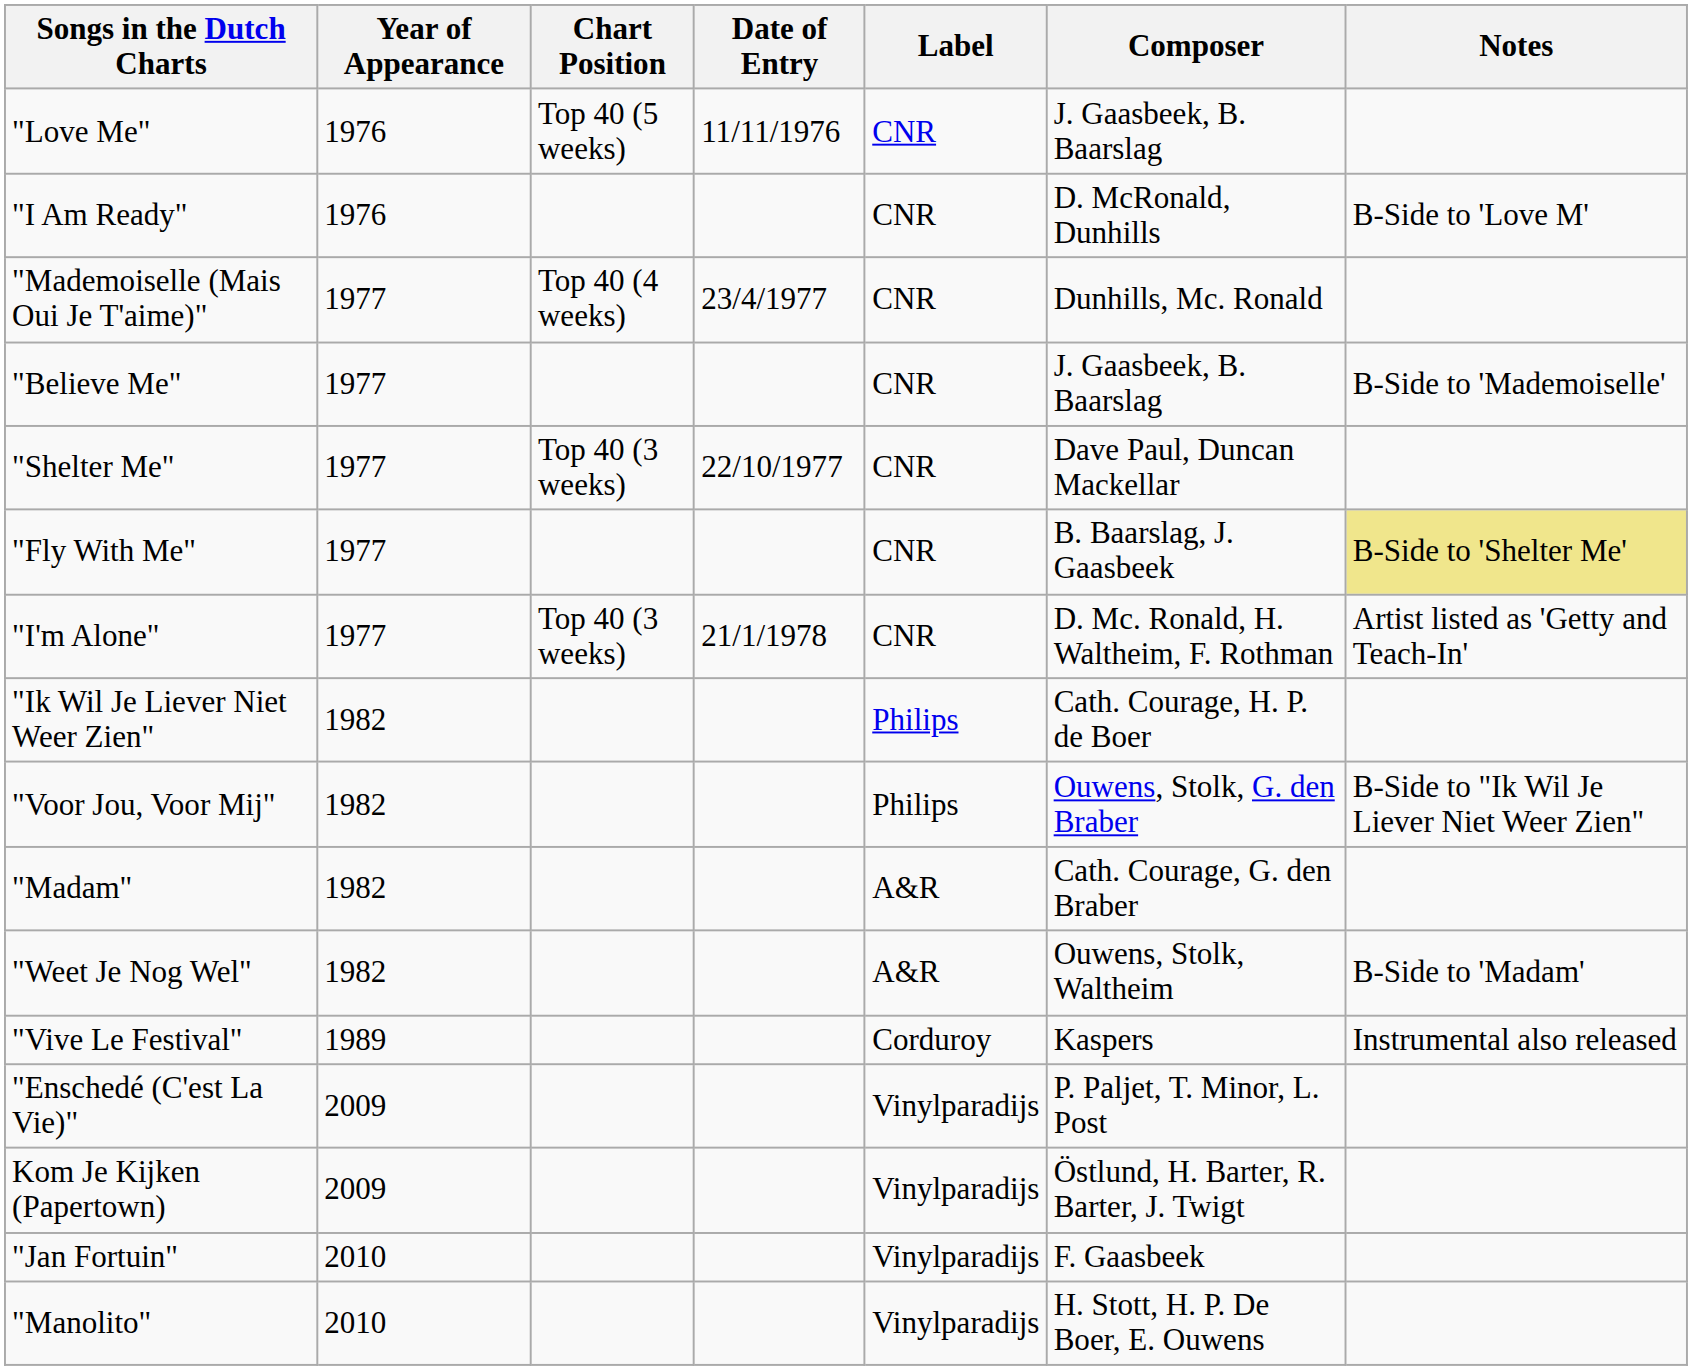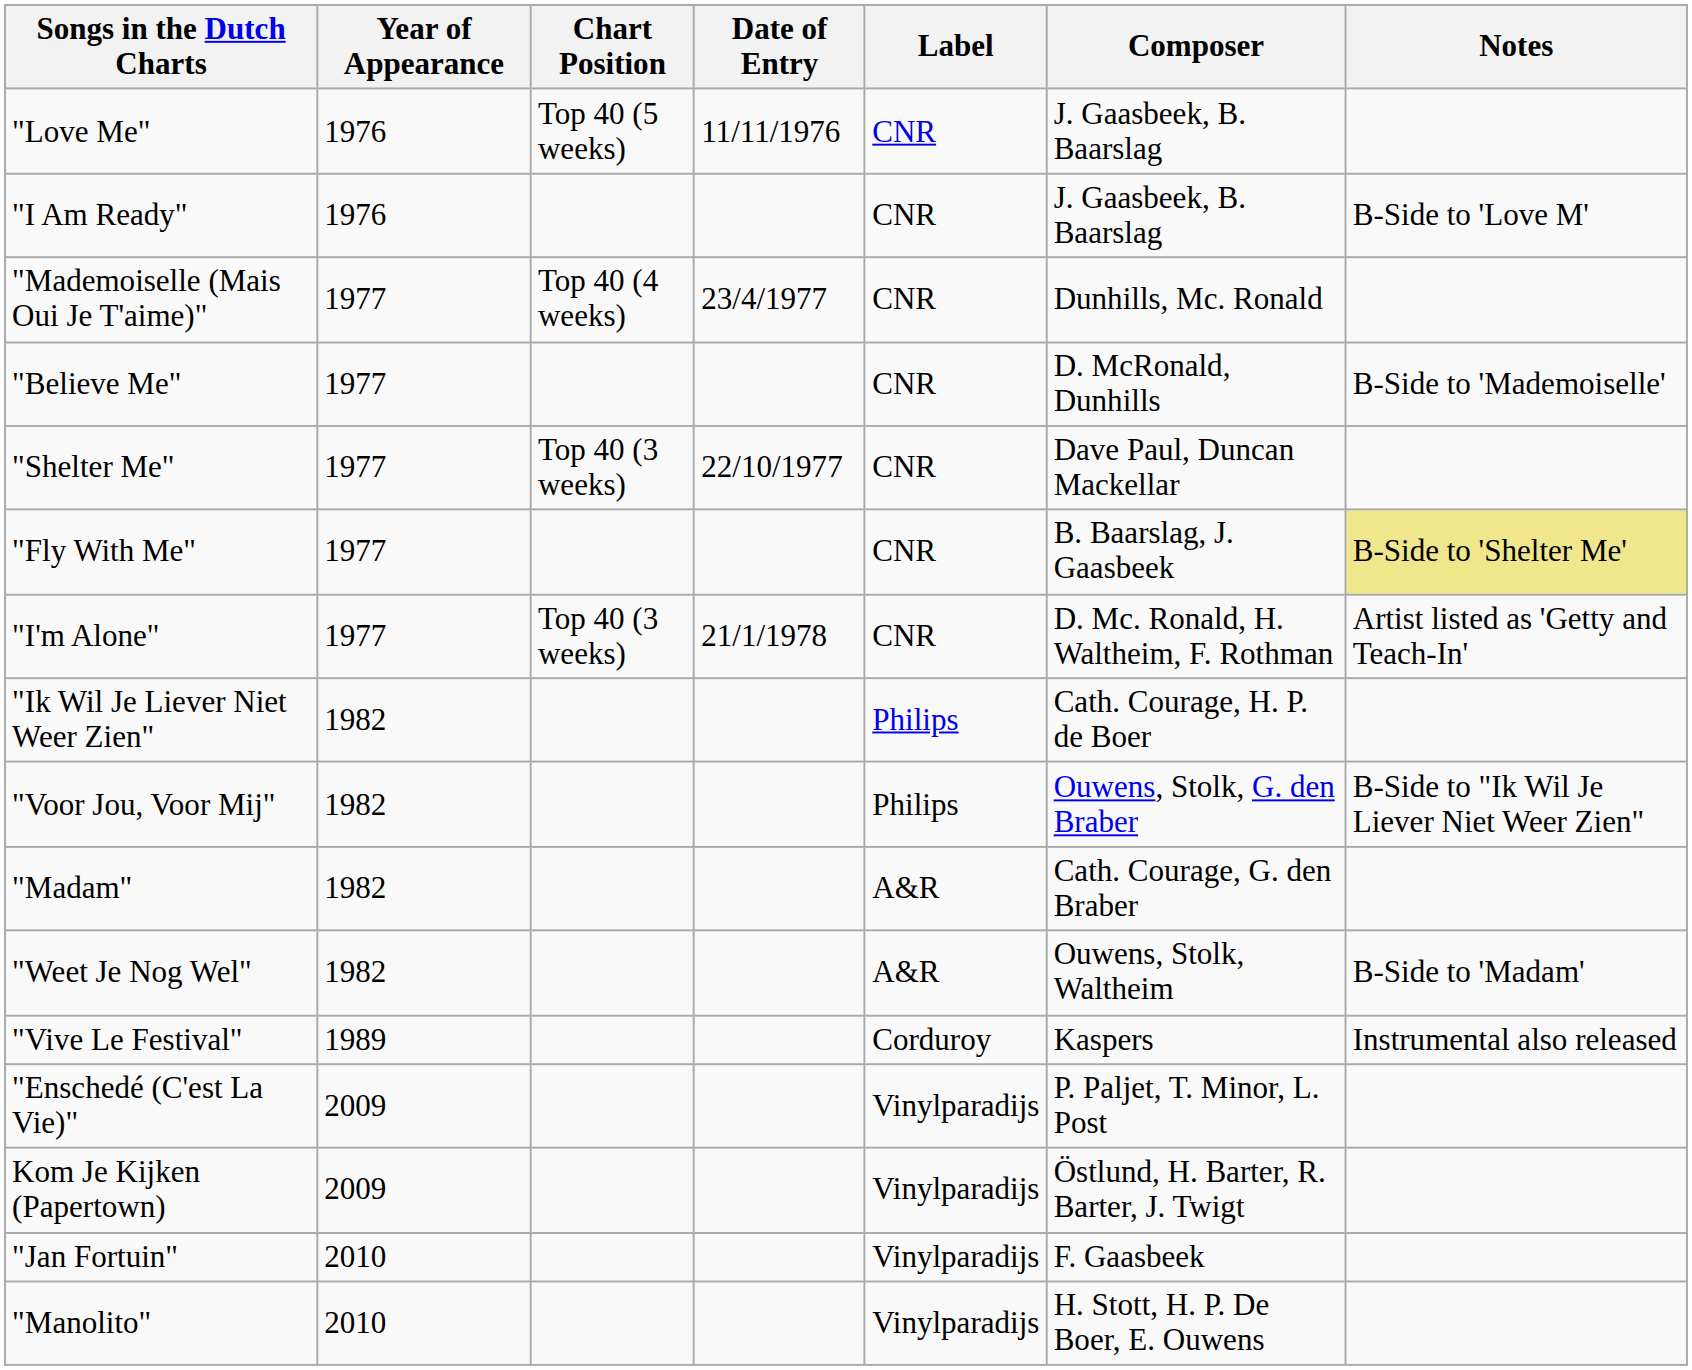(1142, 214) D. McRonald, Dunhills -> (1150, 214) J. Gaasbeek, B. Baarslag
(1150, 383) J. Gaasbeek, B. Baarslag -> (1142, 383) D. McRonald, Dunhills
